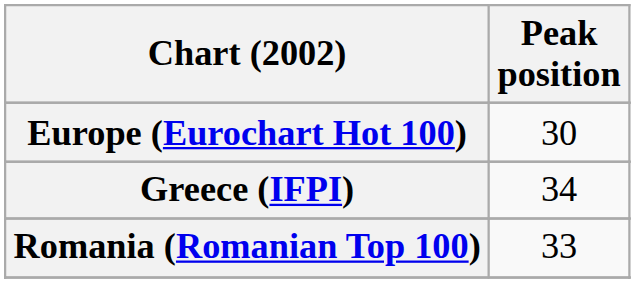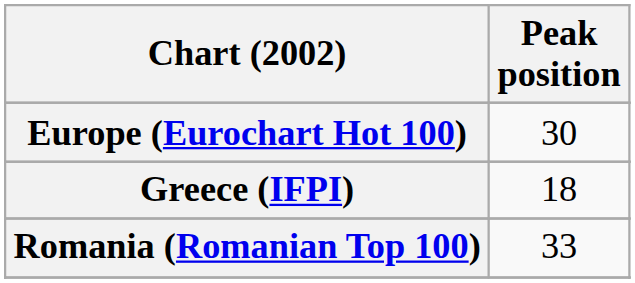(559, 189) 34 -> (559, 189) 18
